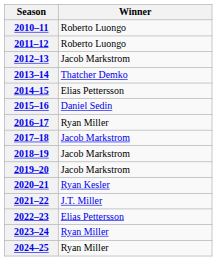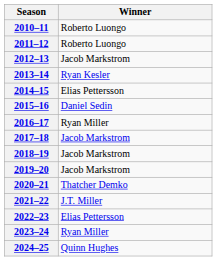(94, 75) Thatcher Demko -> (85, 75) Ryan Kesler
(85, 185) Ryan Kesler -> (94, 185) Thatcher Demko
(85, 248) Ryan Miller -> (90, 248) Quinn Hughes
